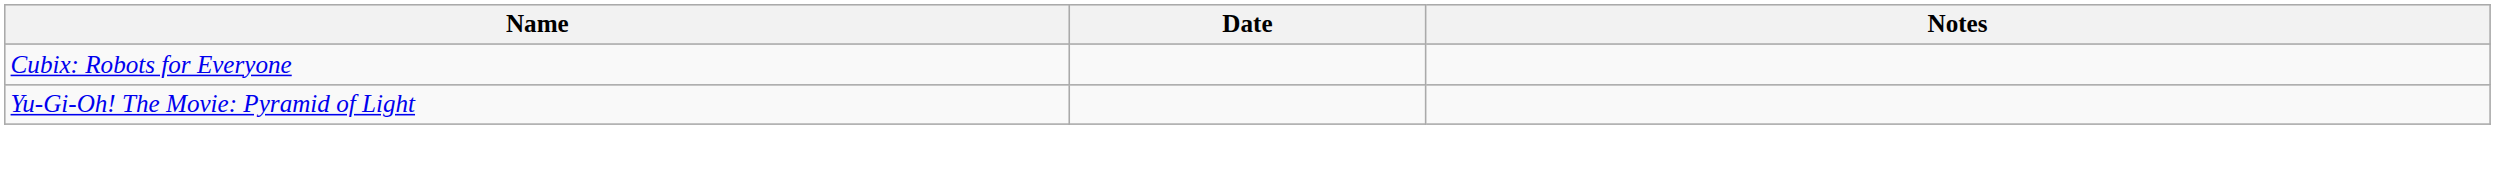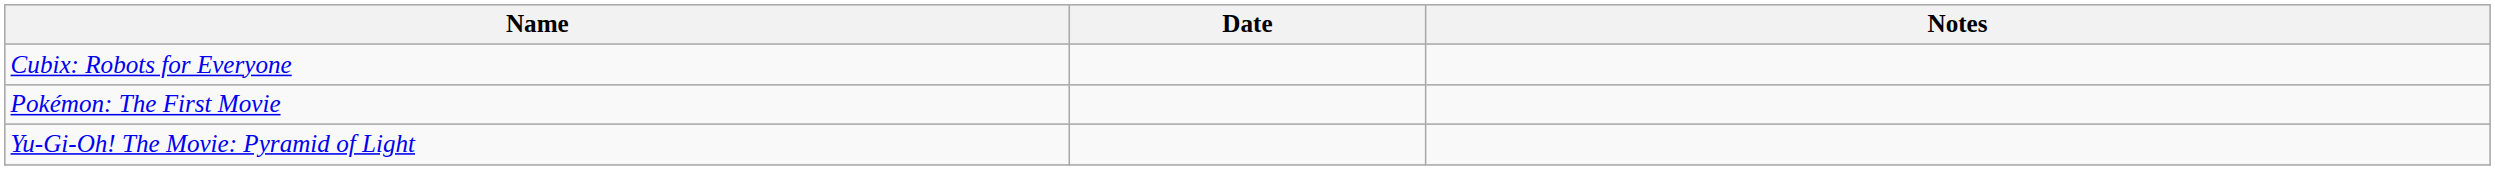+ row: (146, 104)
